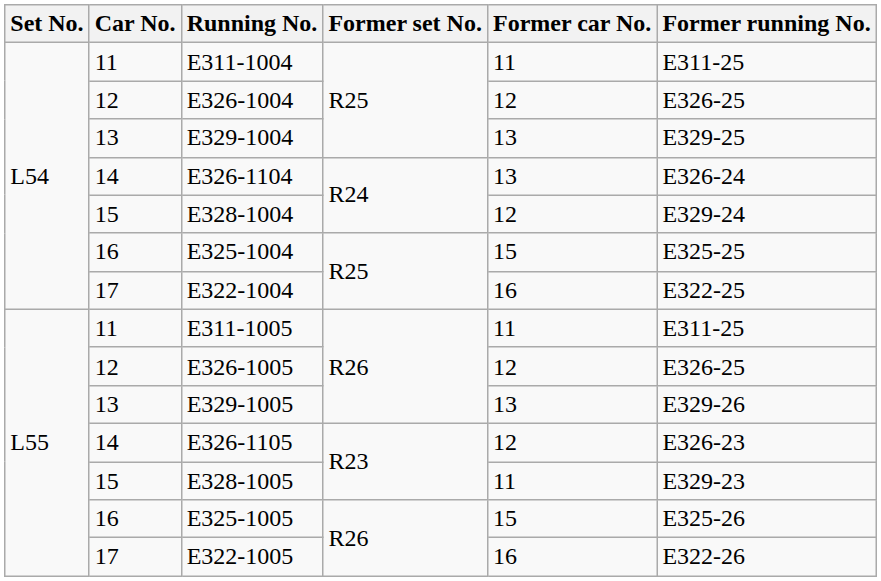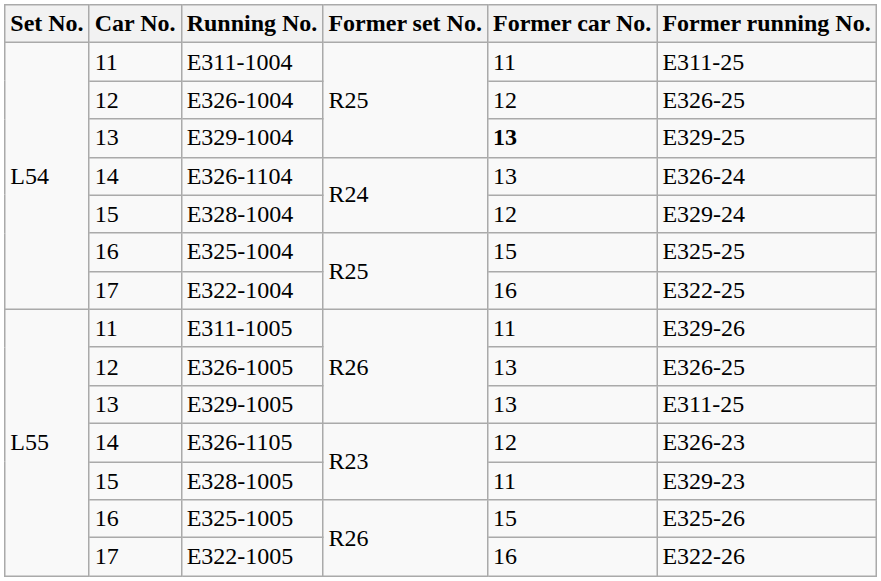(505, 137) normal -> (505, 137) bold
(703, 328) E311-25 -> (704, 328) E329-26
(505, 366) 12 -> (505, 366) 13
(704, 404) E329-26 -> (703, 404) E311-25
